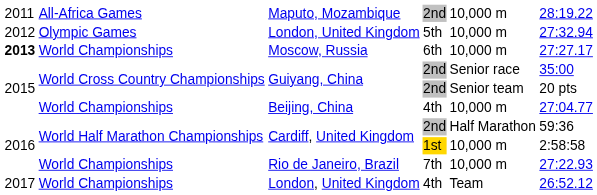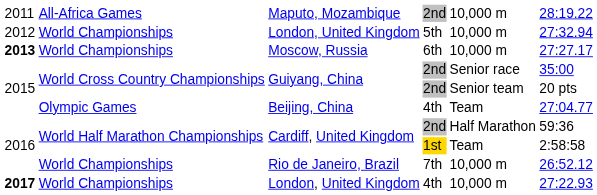(88, 32) Olympic Games -> (106, 32) World Championships
(106, 107) World Championships -> (88, 107) Olympic Games
(478, 107) 10,000 m -> (466, 107) Team
(478, 145) 10,000 m -> (466, 145) Team
(566, 164) 27:22.93 -> (566, 164) 26:52.12
(20, 183) normal -> (20, 183) bold
(466, 183) Team -> (478, 183) 10,000 m
(566, 183) 26:52.12 -> (566, 183) 27:22.93
